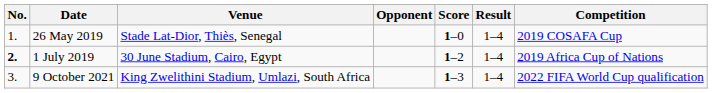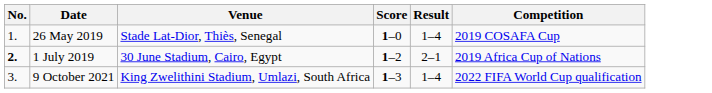- column: (404, 14)
(493, 56) 1–4 -> (431, 56) 2–1
